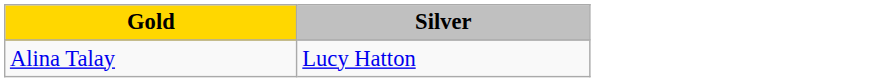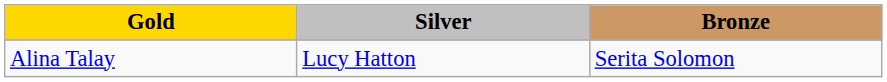+ column: (736, 22)
